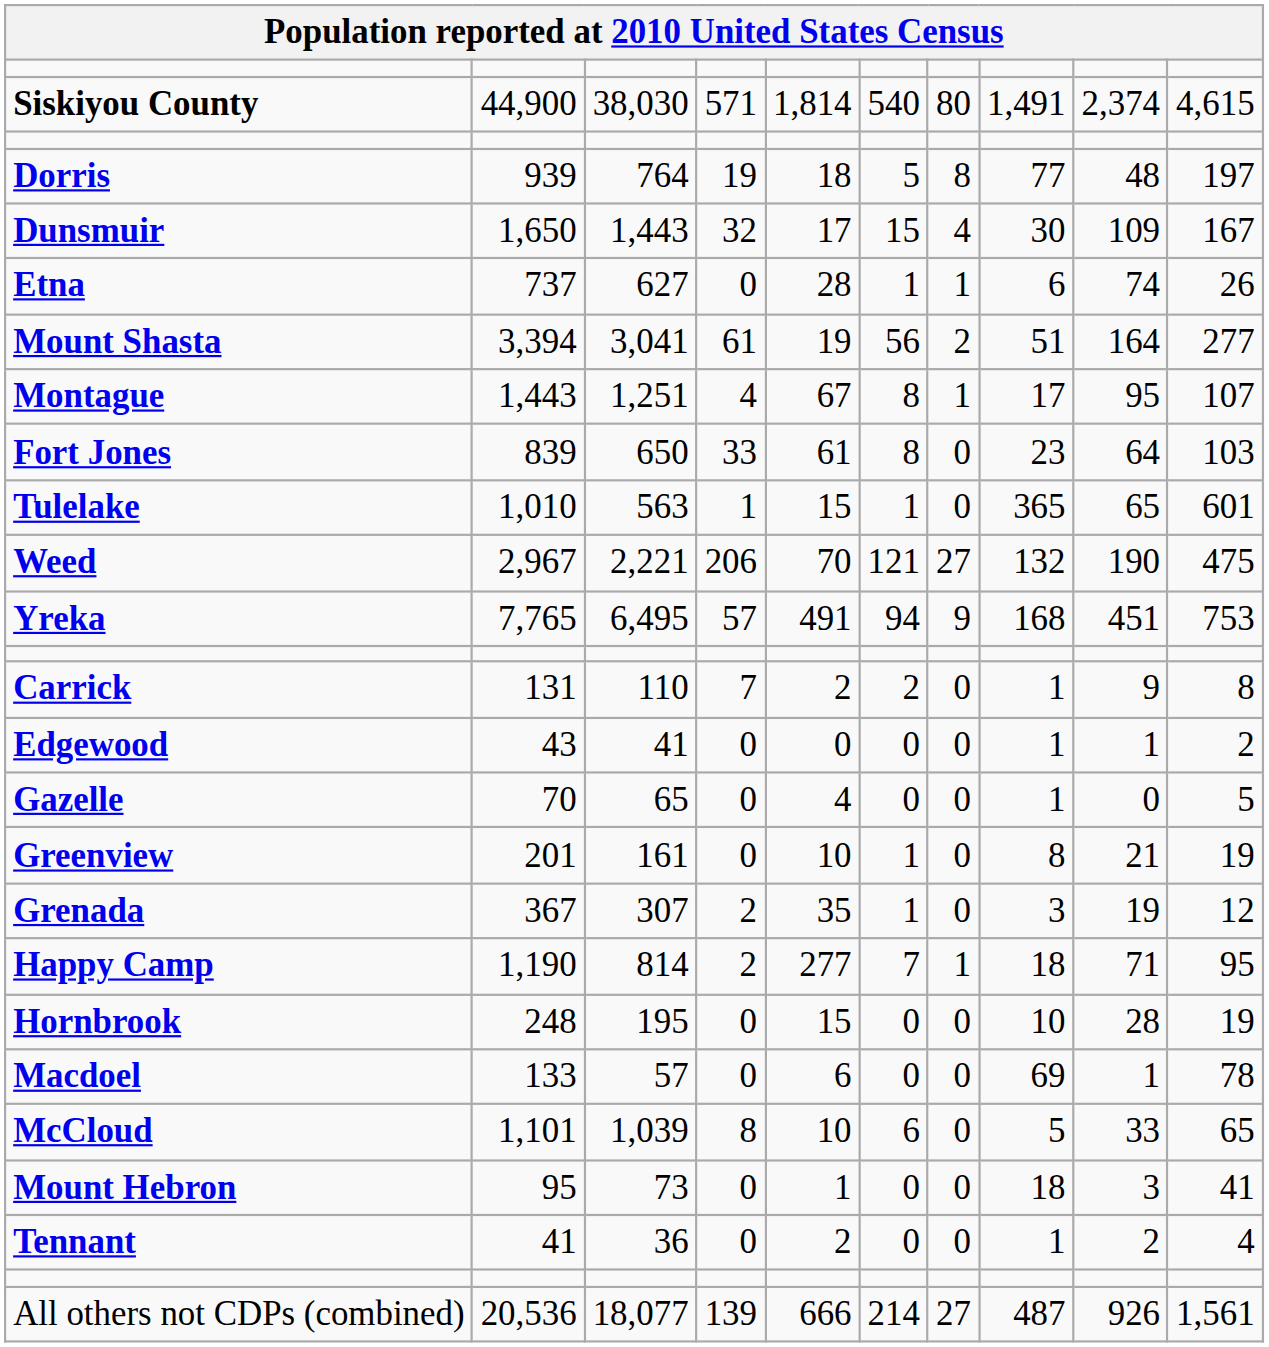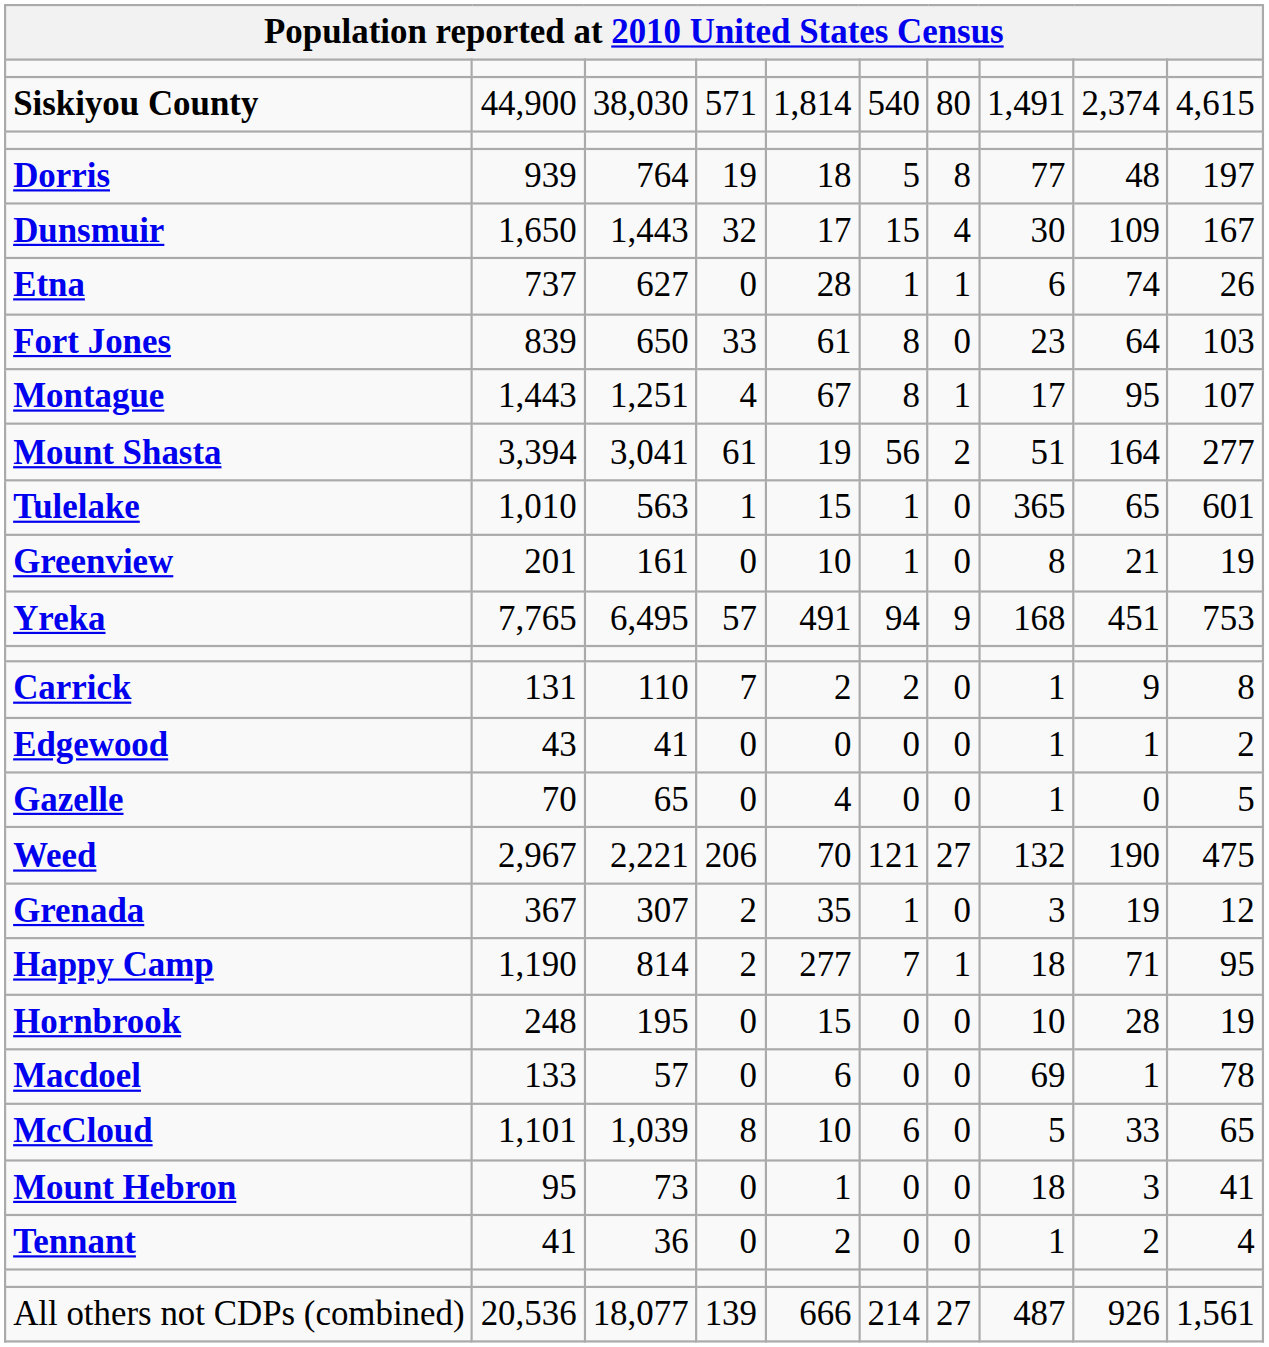rows swapped: (92, 451) <-> (117, 340)
rows swapped: (55, 562) <-> (93, 854)
